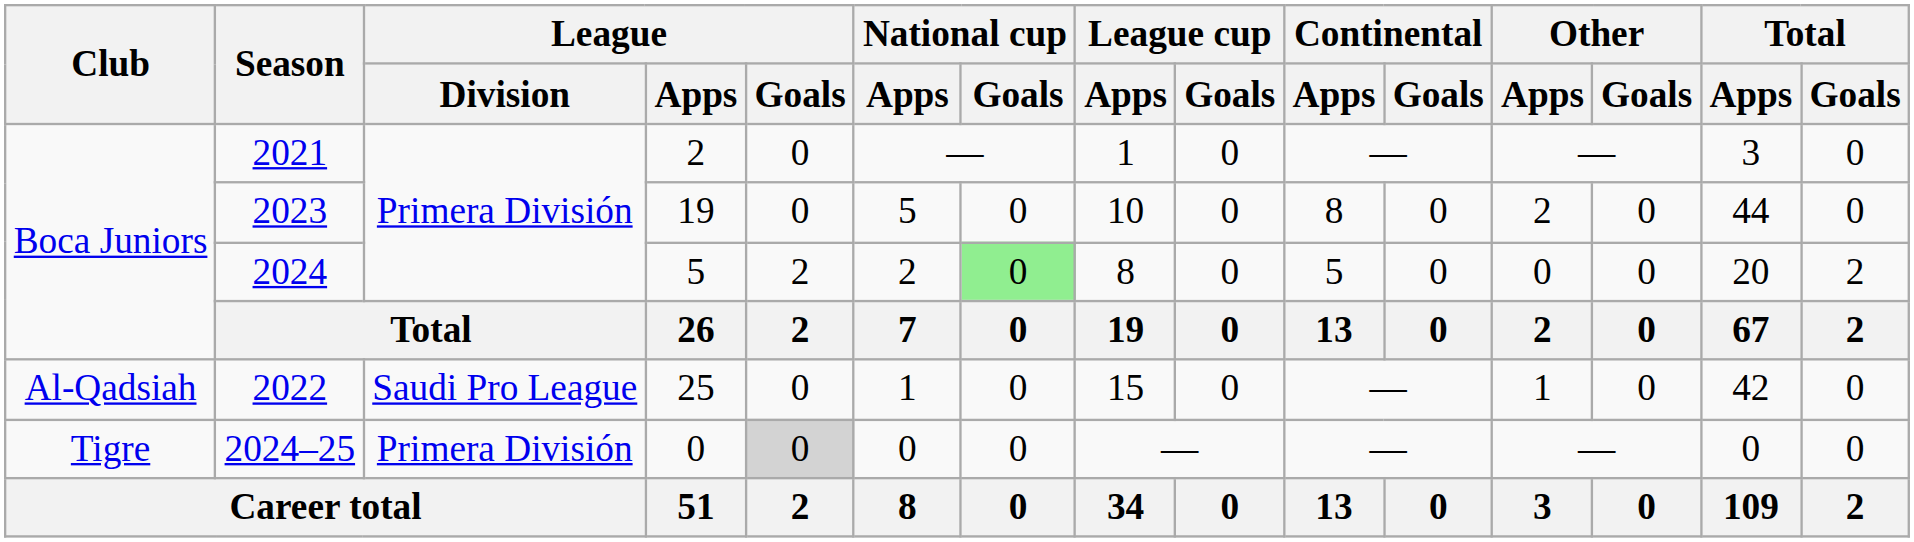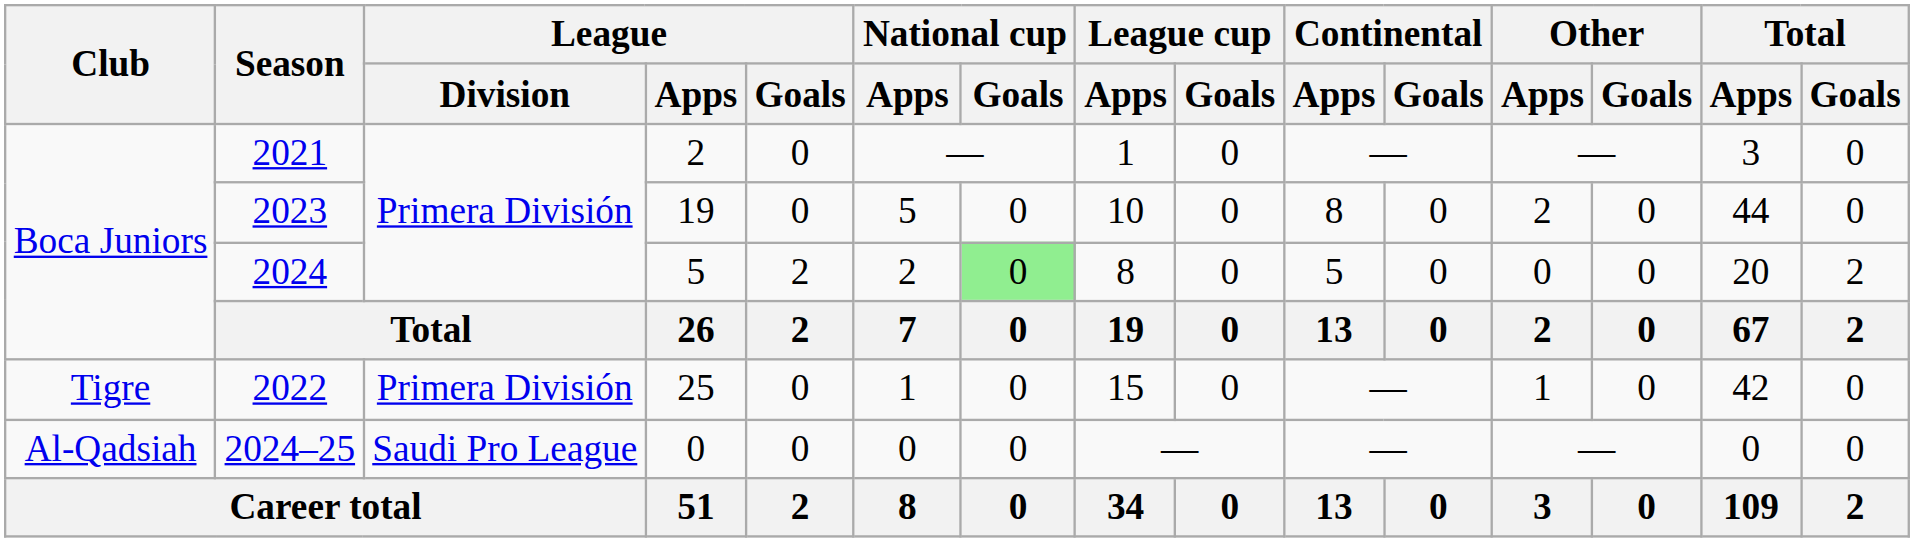(111, 388) Al-Qadsiah -> (111, 388) Tigre
(505, 388) Saudi Pro League -> (505, 388) Primera División
(111, 447) Tigre -> (111, 447) Al-Qadsiah
(505, 447) Primera División -> (505, 447) Saudi Pro League
(800, 447) lightgrey background -> (800, 447) no background
